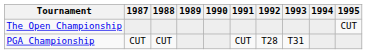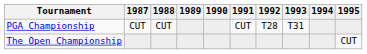rows swapped: (64, 27) <-> (51, 42)
